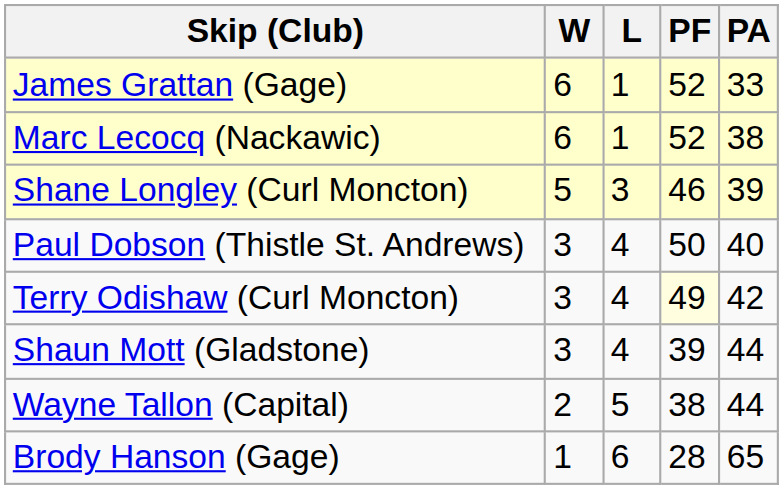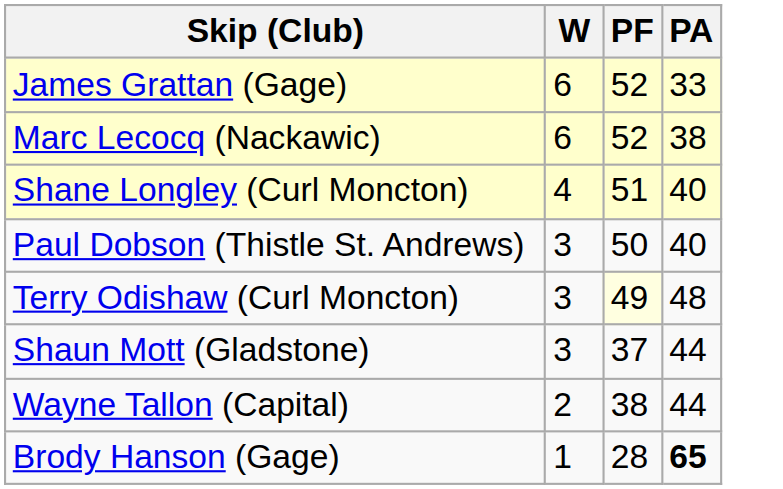- column: (632, 31)
(563, 191) 5 -> (563, 191) 4
(687, 191) 46 -> (629, 191) 51
(745, 191) 39 -> (688, 191) 40
(745, 297) 42 -> (688, 297) 48
(687, 350) 39 -> (629, 350) 37
(745, 457) normal -> (688, 457) bold
